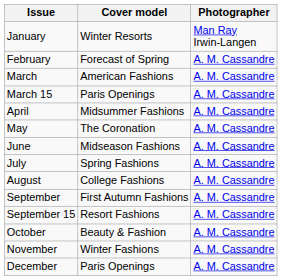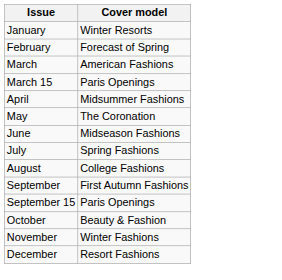- column: (234, 13)
(120, 215) Resort Fashions -> (117, 202) Paris Openings
(117, 266) Paris Openings -> (120, 254) Resort Fashions
